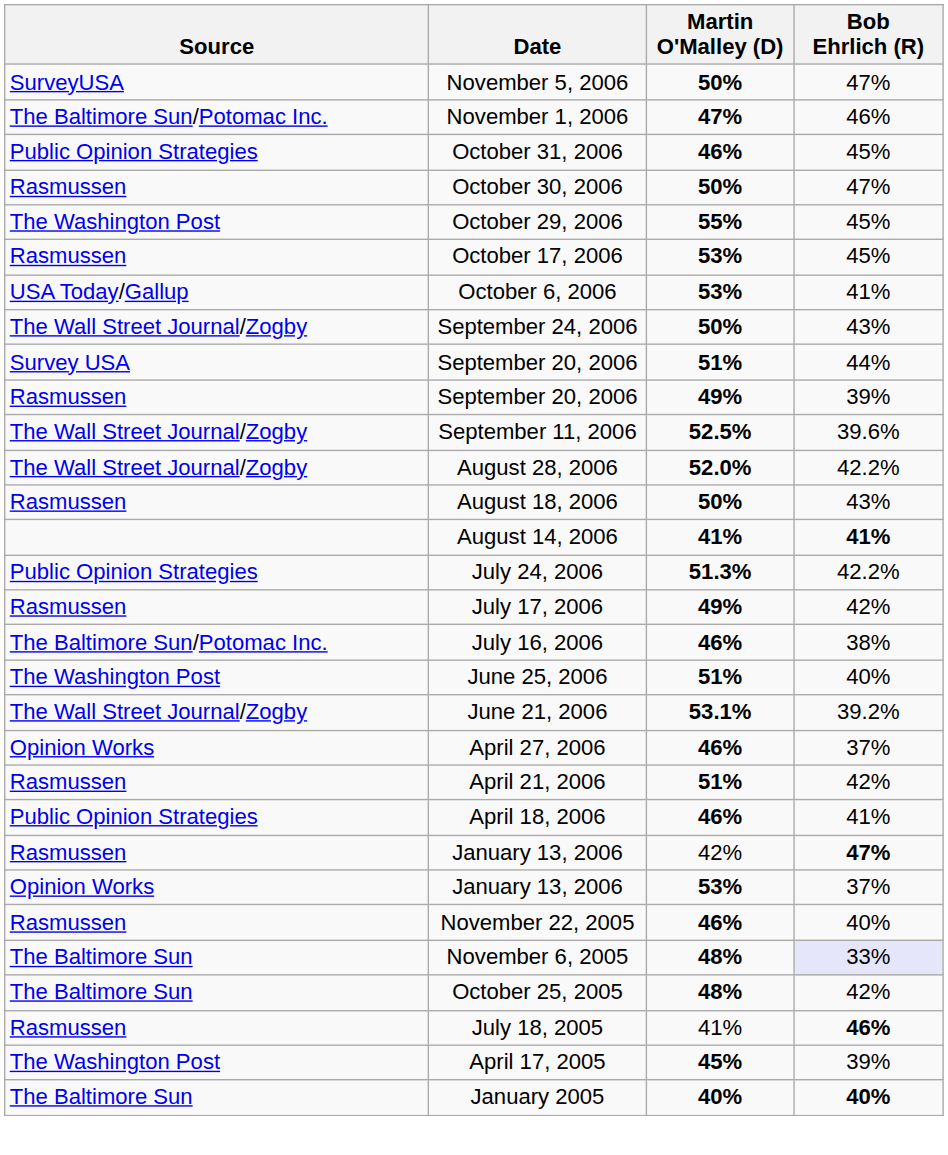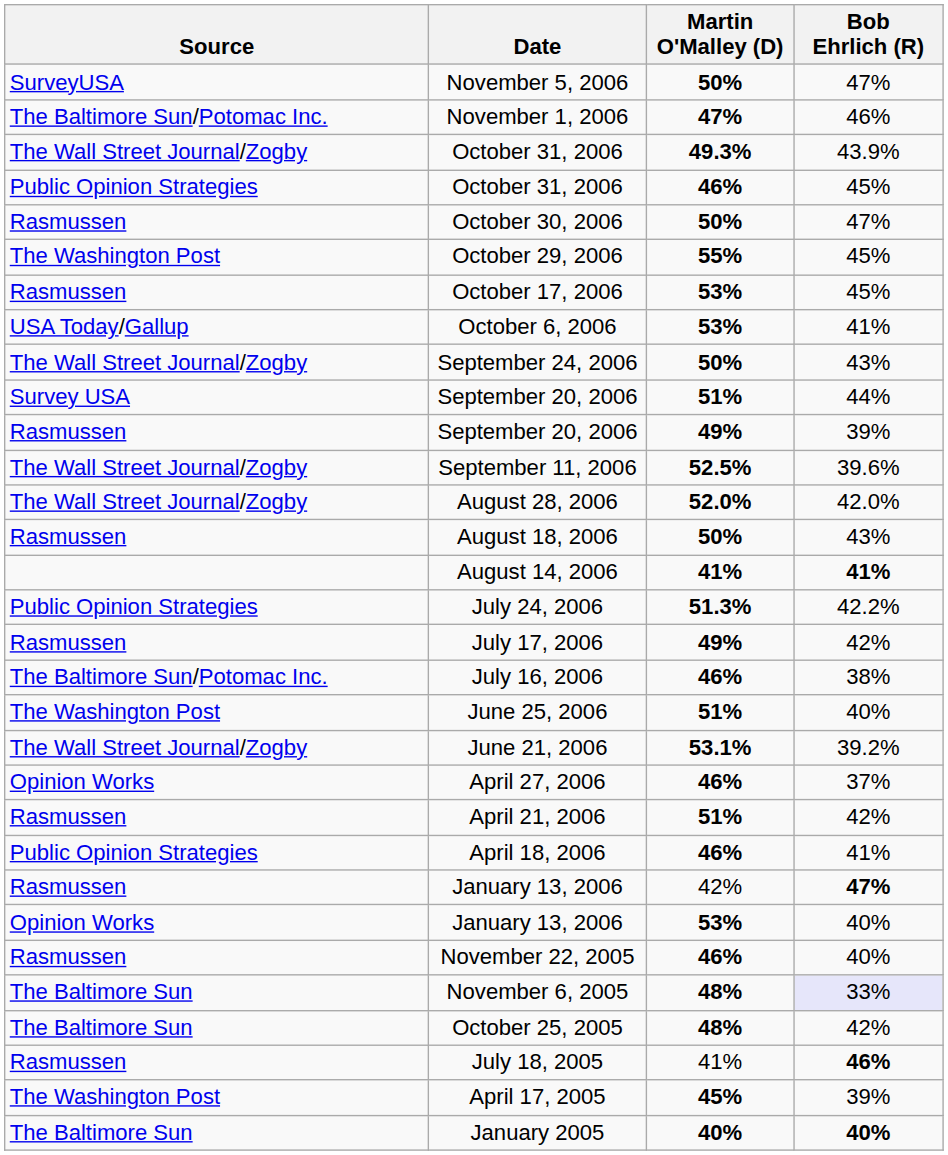+ row: (537, 151)
(868, 467) 42.2% -> (868, 502) 42.0%
(868, 887) 37% -> (868, 922) 40%
